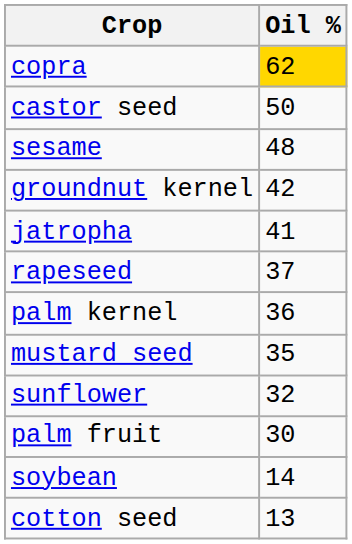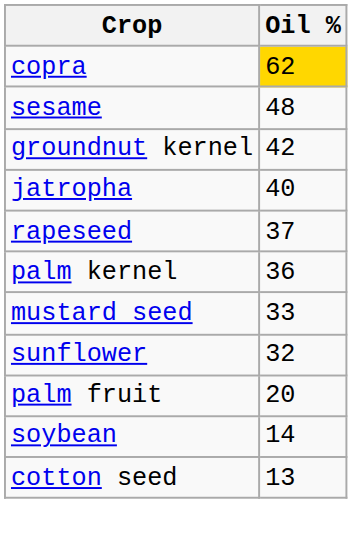- row: (94, 108)
(280, 231) 41 -> (280, 190) 40
(280, 354) 35 -> (280, 313) 33
(280, 437) 30 -> (280, 395) 20
